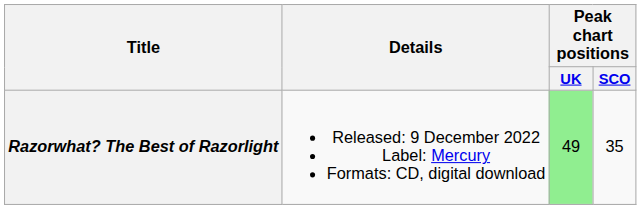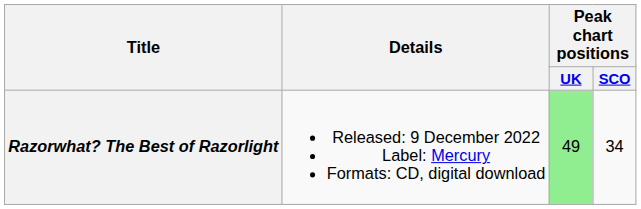(615, 147) 35 -> (615, 147) 34
